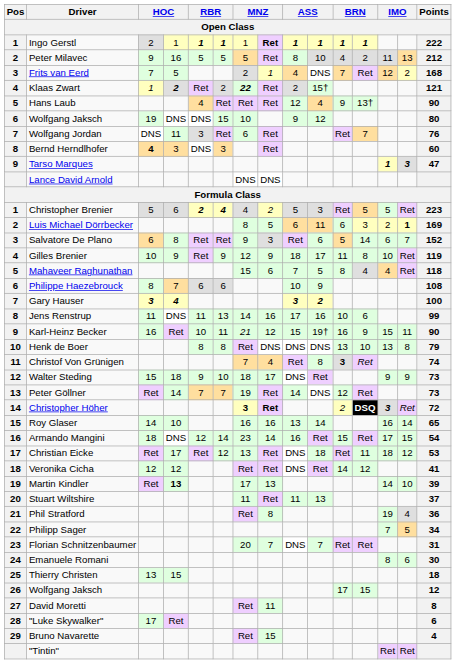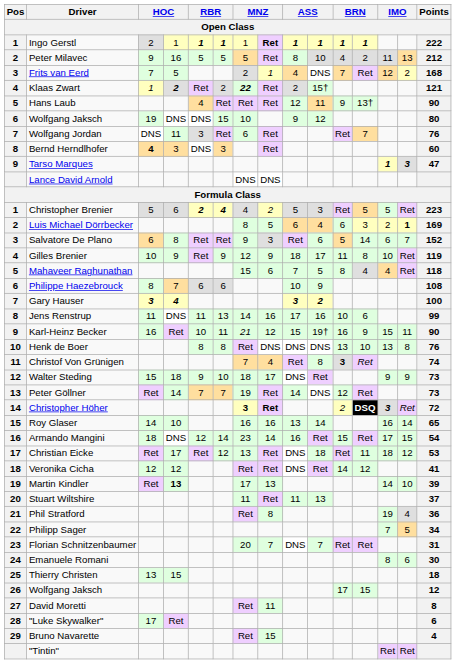(320, 103) 4 -> (320, 103) 11
(320, 225) 11 -> (320, 225) 4
(434, 346) 79 -> (434, 346) 76
